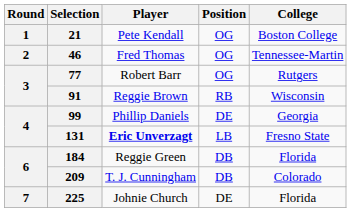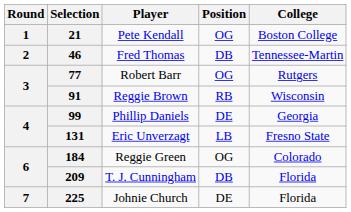(224, 55) OG -> (224, 55) DB
(151, 136) bold -> (151, 136) normal
(224, 156) DB -> (224, 156) OG
(298, 156) Florida -> (298, 156) Colorado
(298, 177) Colorado -> (298, 177) Florida
